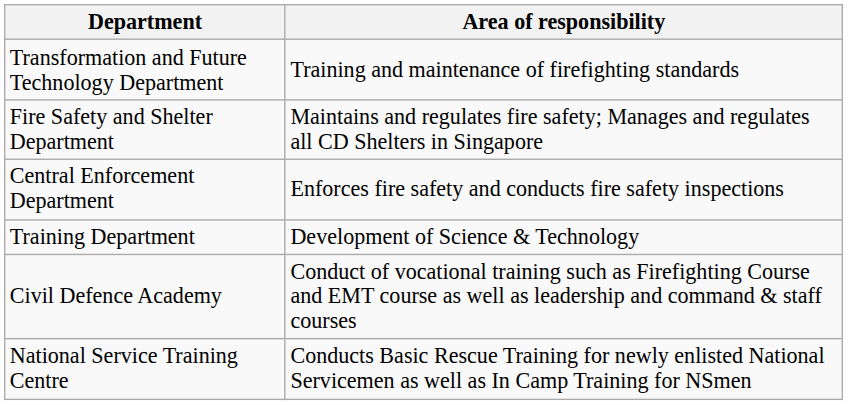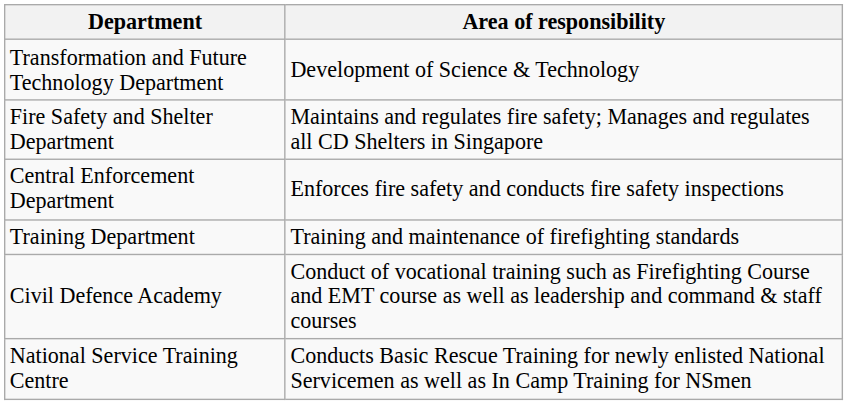(515, 69) Training and maintenance of firefighting standards -> (465, 69) Development of Science & Technology
(465, 236) Development of Science & Technology -> (515, 236) Training and maintenance of firefighting standards
